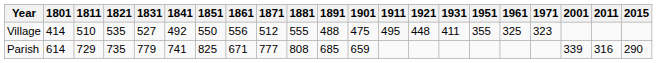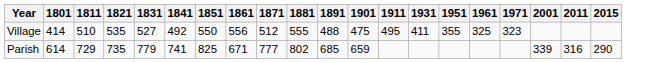- column: (424, 13)
(299, 49) 808 -> (299, 49) 802
